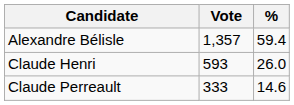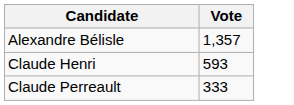- column: (271, 16)
